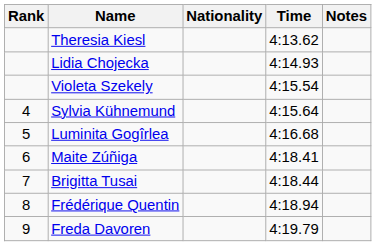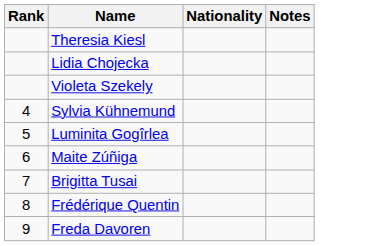- column: (294, 16)
